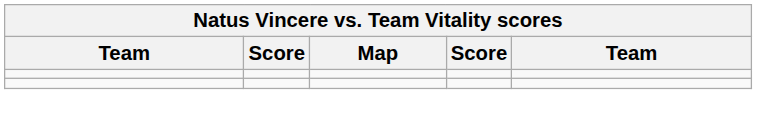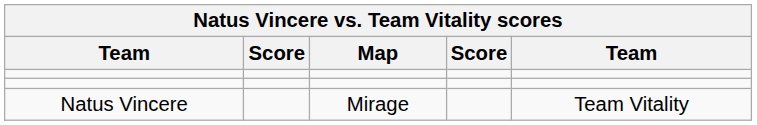+ row: (124, 103)
